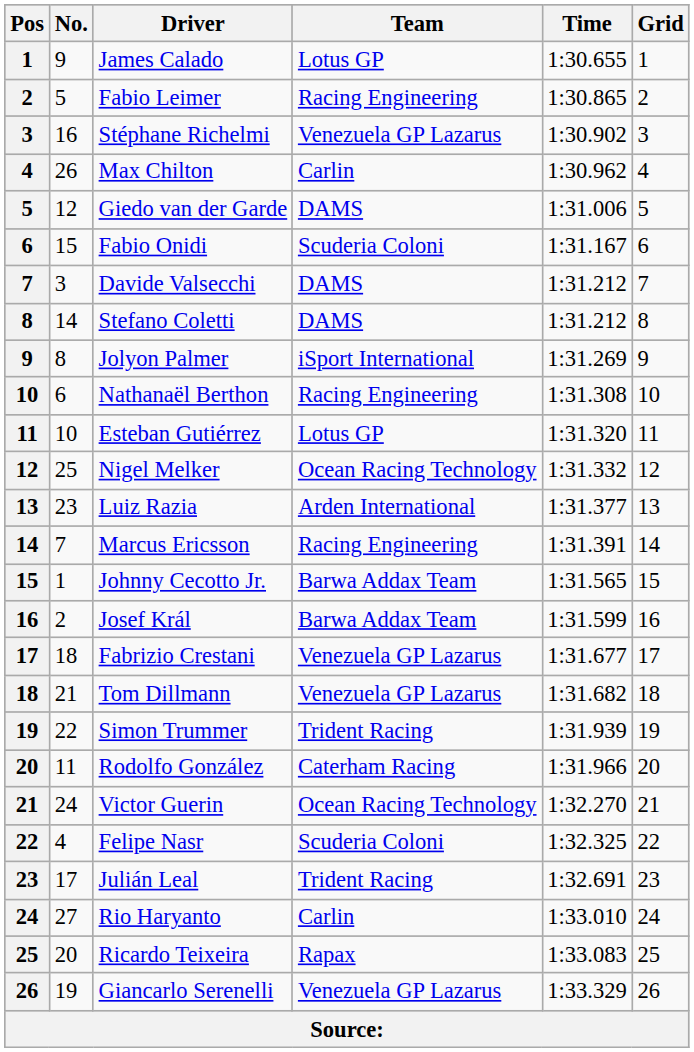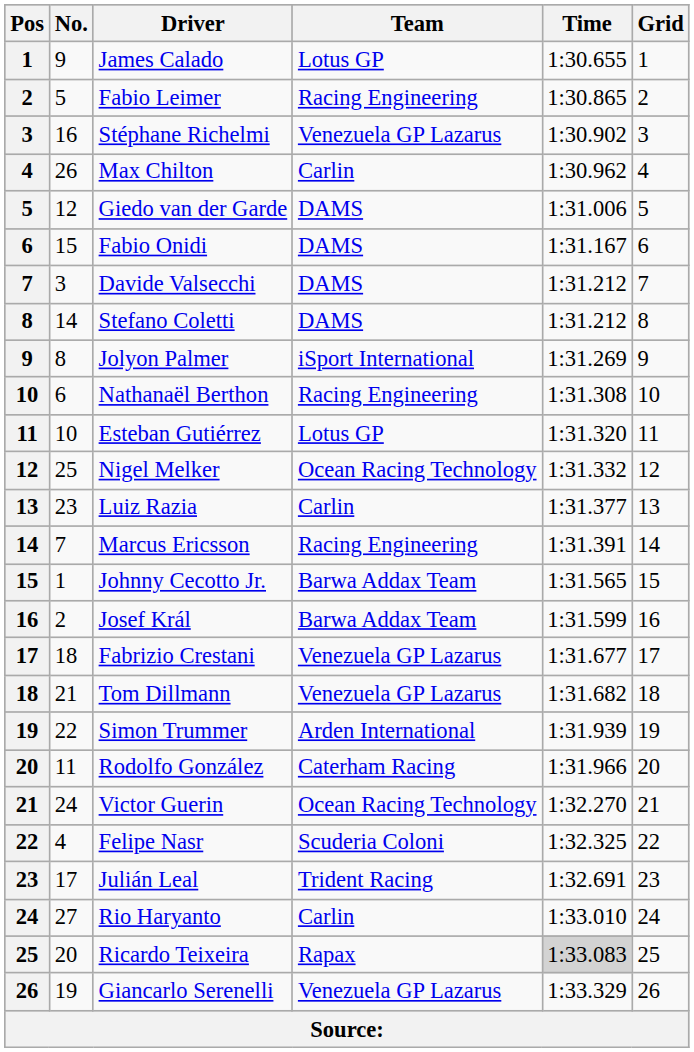(371, 246) Scuderia Coloni -> (331, 246) DAMS
(387, 506) Arden International -> (326, 506) Carlin
(365, 730) Trident Racing -> (387, 730) Arden International
(587, 953) no background -> (587, 953) lightgrey background
